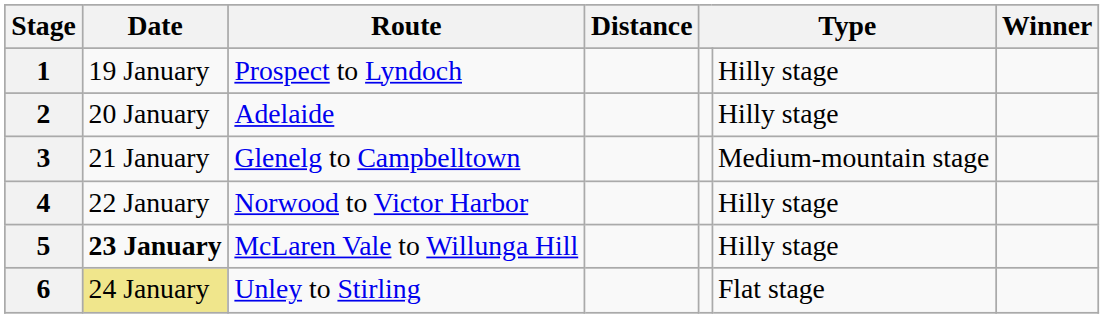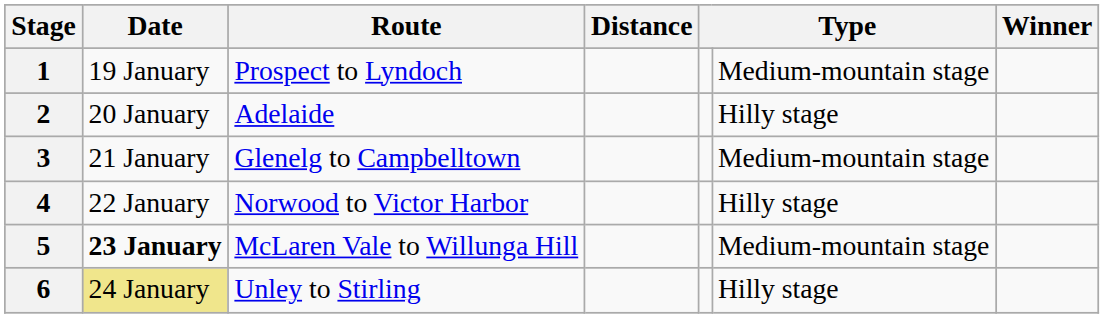(778, 70) Hilly stage -> (854, 70) Medium-mountain stage
(778, 245) Hilly stage -> (854, 245) Medium-mountain stage
(771, 289) Flat stage -> (778, 289) Hilly stage
